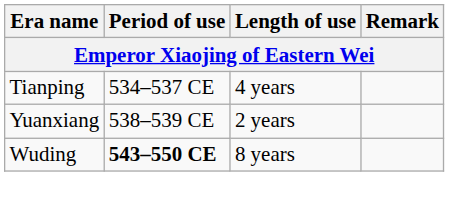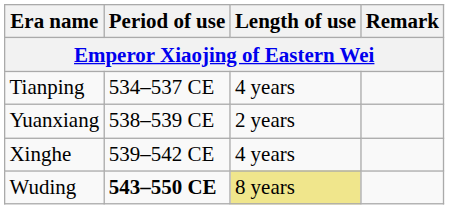+ row: (40, 154)
(265, 154) no background -> (265, 187) khaki background
